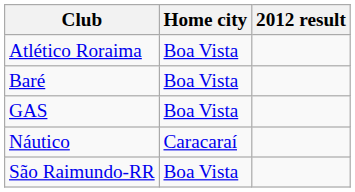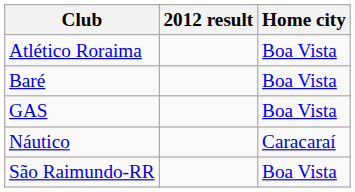columns swapped: (205, 19) <-> (301, 19)
